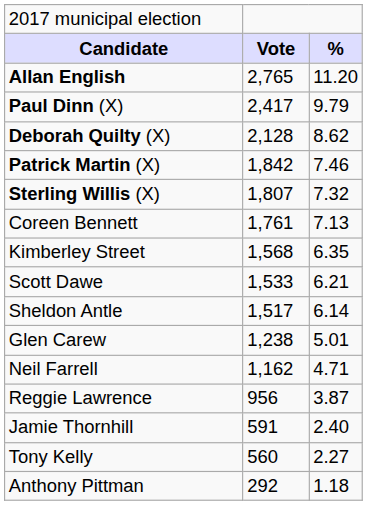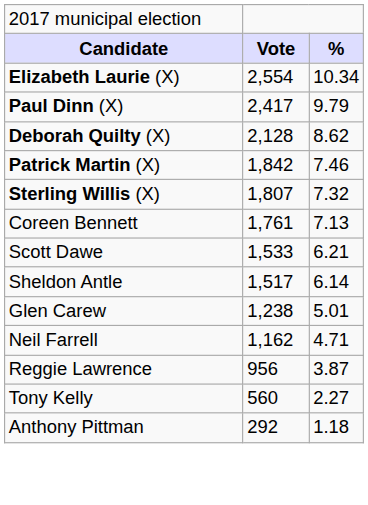- row: (67, 77)
+ row: (94, 77)
- row: (77, 252)
- row: (71, 427)
